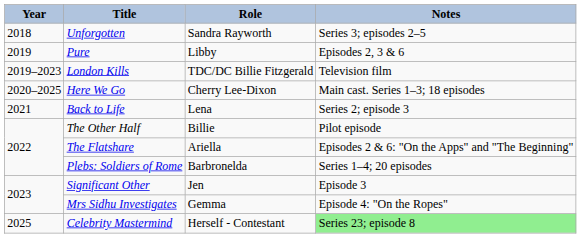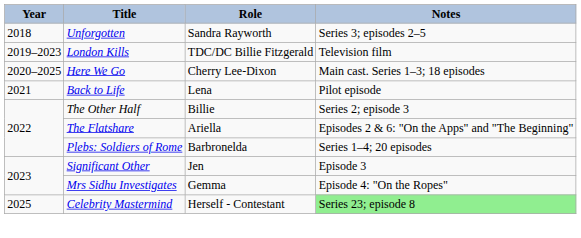- row: (78, 52)
(364, 109) Series 2; episode 3 -> (350, 90) Pilot episode
(350, 128) Pilot episode -> (364, 109) Series 2; episode 3
